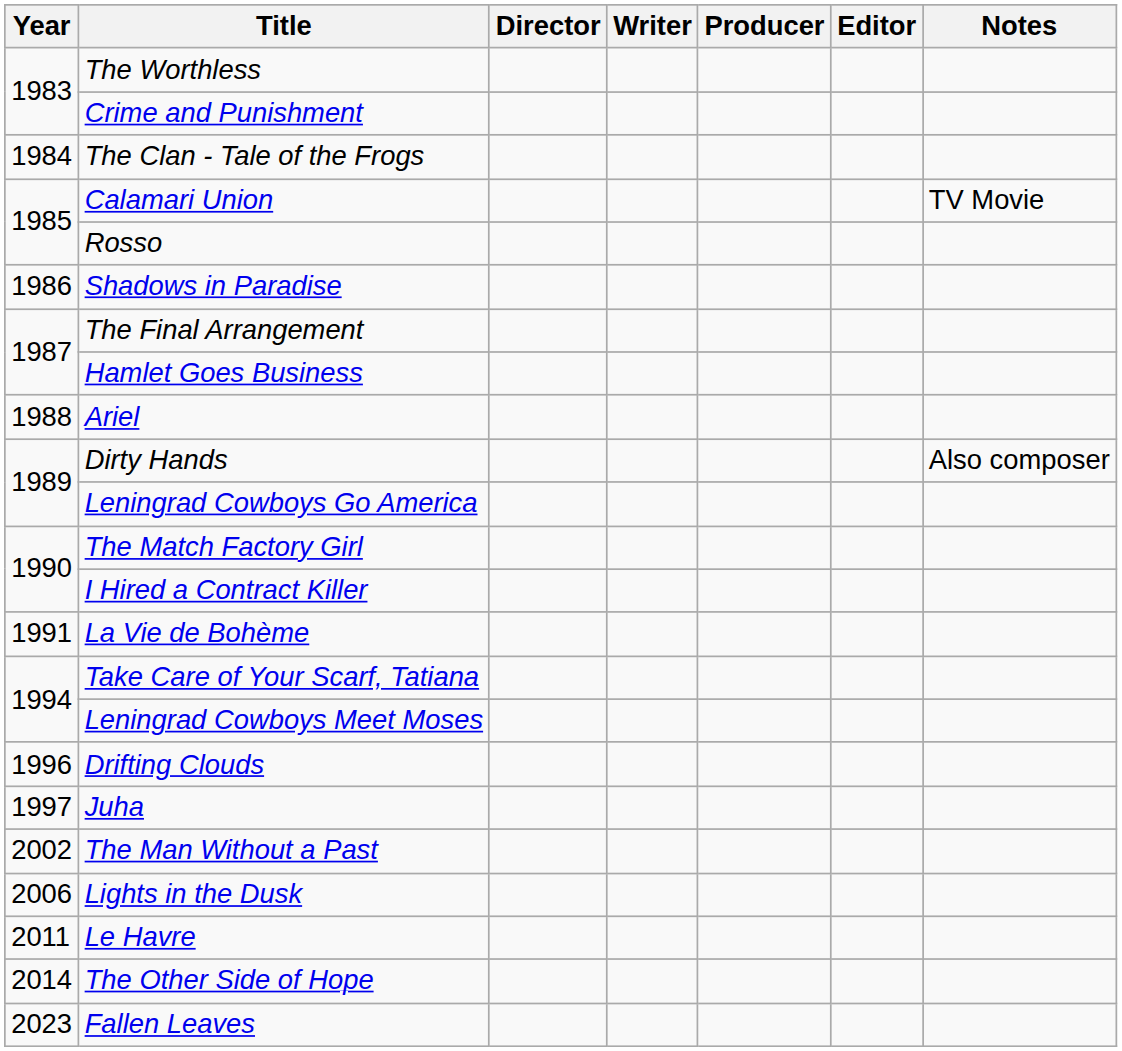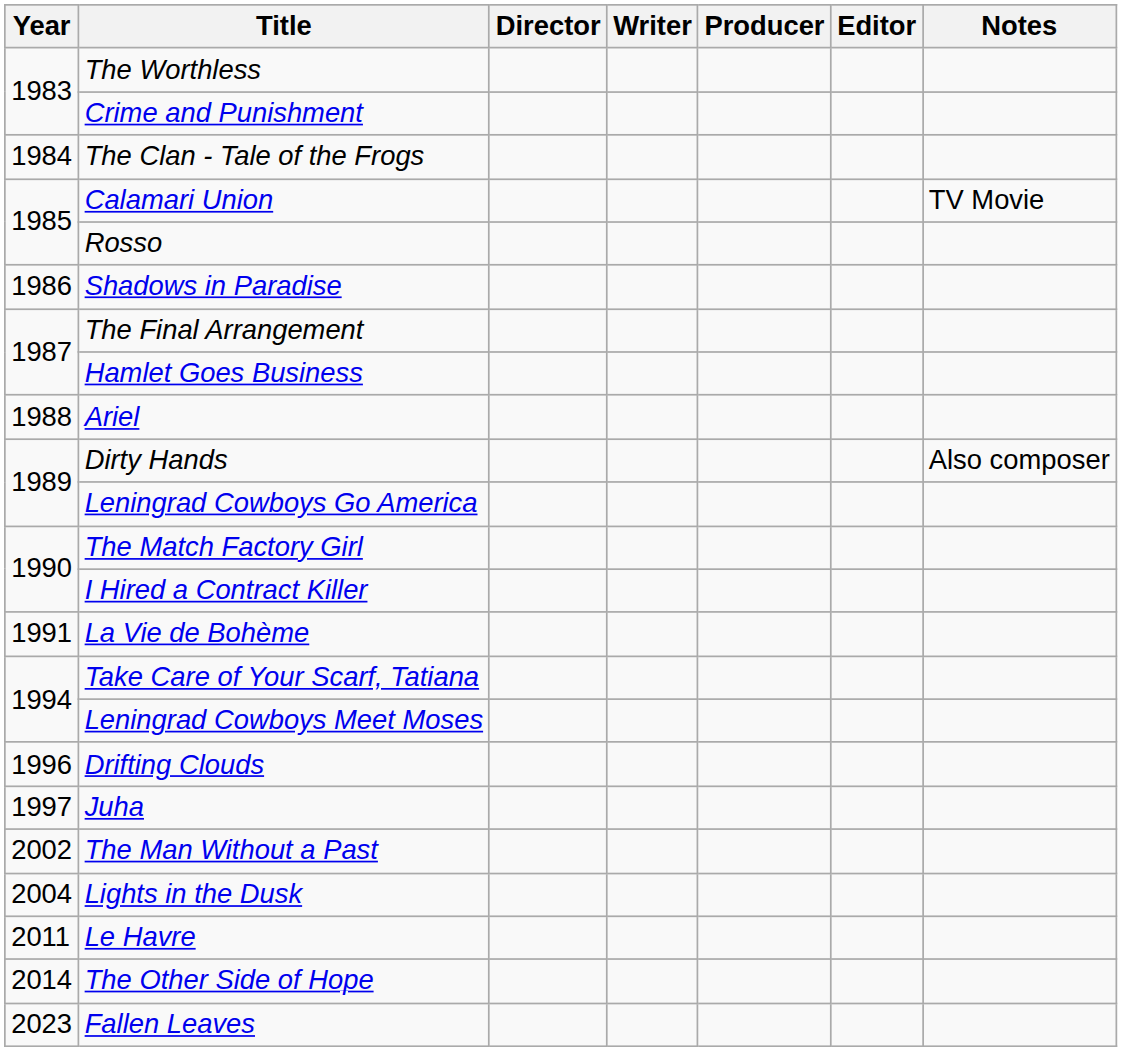(42, 894) 2006 -> (42, 894) 2004
